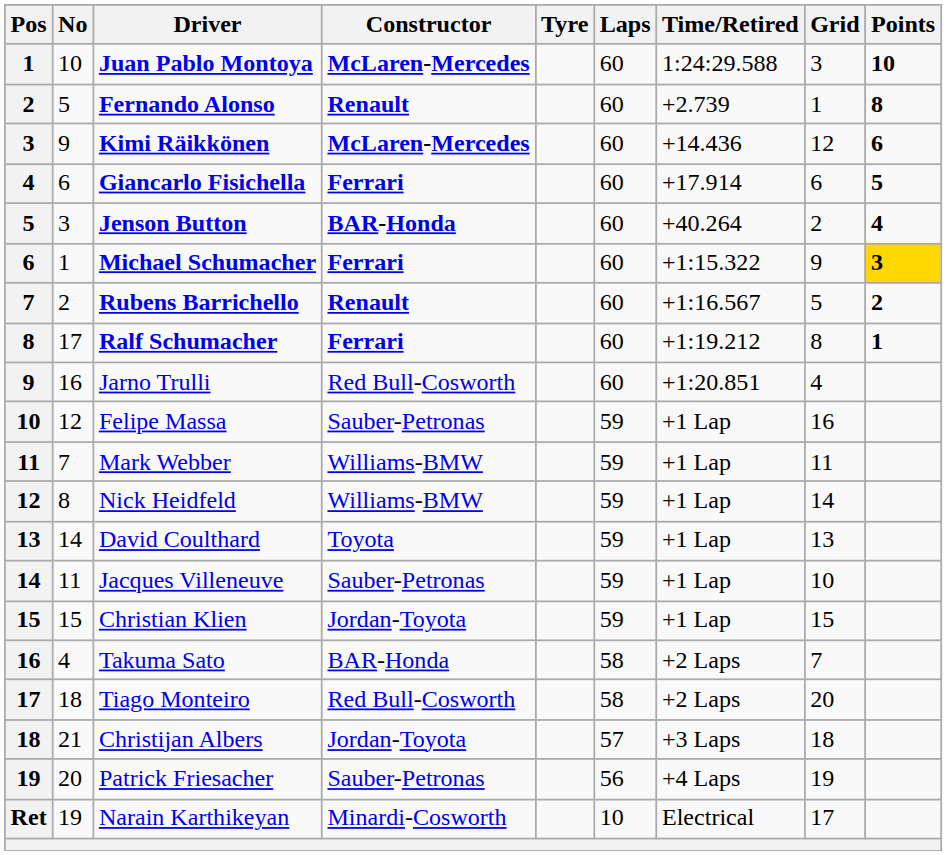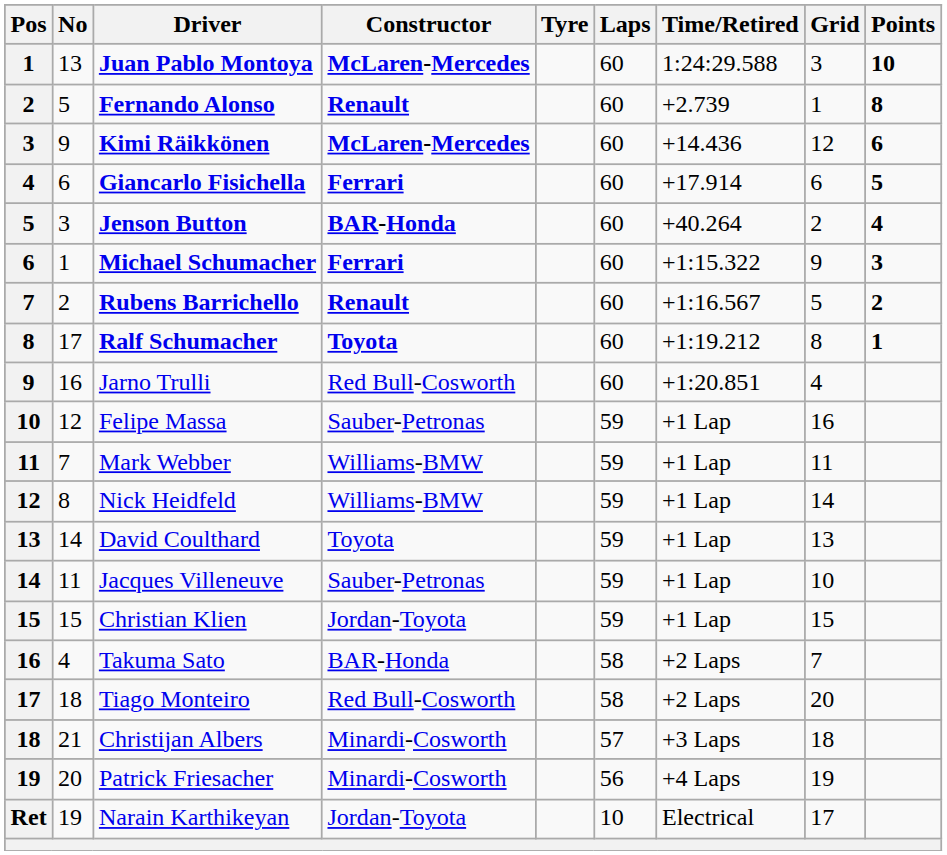(70, 63) 10 -> (70, 63) 13
(877, 262) gold background -> (877, 262) no background
(366, 341) Ferrari -> (362, 341) Toyota
(397, 738) Jordan-Toyota -> (417, 738) Minardi-Cosworth
(406, 778) Sauber-Petronas -> (417, 778) Minardi-Cosworth
(417, 818) Minardi-Cosworth -> (397, 818) Jordan-Toyota
